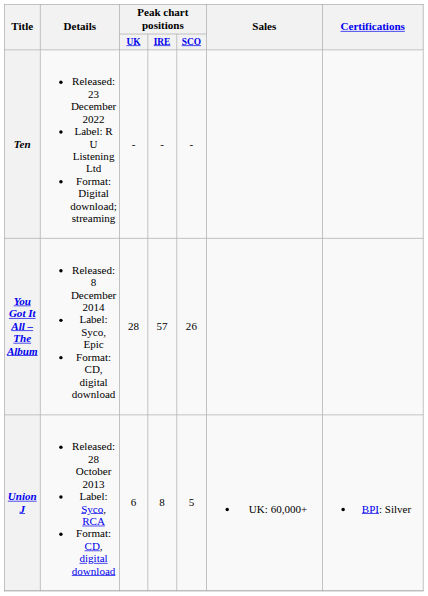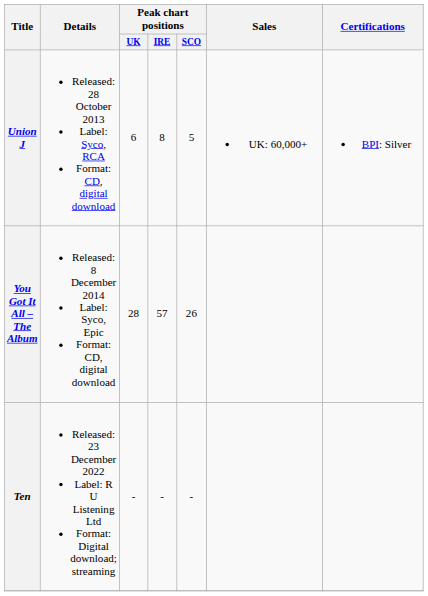rows swapped: (22, 502) <-> (22, 144)
